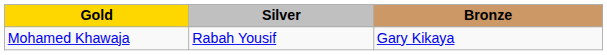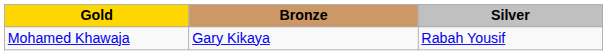columns swapped: (281, 15) <-> (488, 15)
